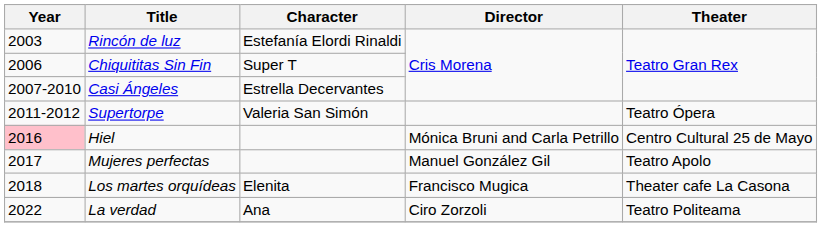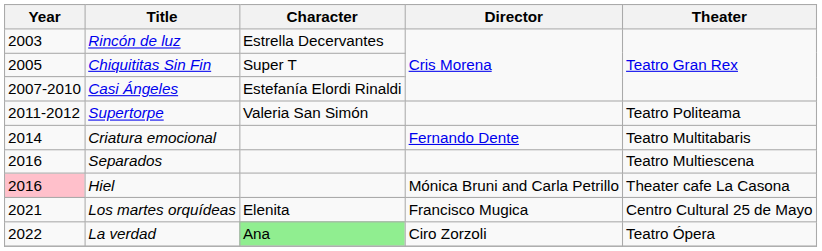(322, 41) Estefanía Elordi Rinaldi -> (313, 41) Estrella Decervantes
(25, 65) 2006 -> (25, 65) 2005
(313, 89) Estrella Decervantes -> (322, 89) Estefanía Elordi Rinaldi
(671, 113) Teatro Ópera -> (683, 113) Teatro Politeama
+ row: (152, 138)
+ row: (125, 162)
(719, 138) Centro Cultural 25 de Mayo -> (708, 186) Theater cafe La Casona
- row: (149, 162)
(25, 186) 2018 -> (25, 210) 2021
(708, 186) Theater cafe La Casona -> (719, 210) Centro Cultural 25 de Mayo
(256, 210) no background -> (256, 234) lightgreen background
(683, 210) Teatro Politeama -> (671, 234) Teatro Ópera
